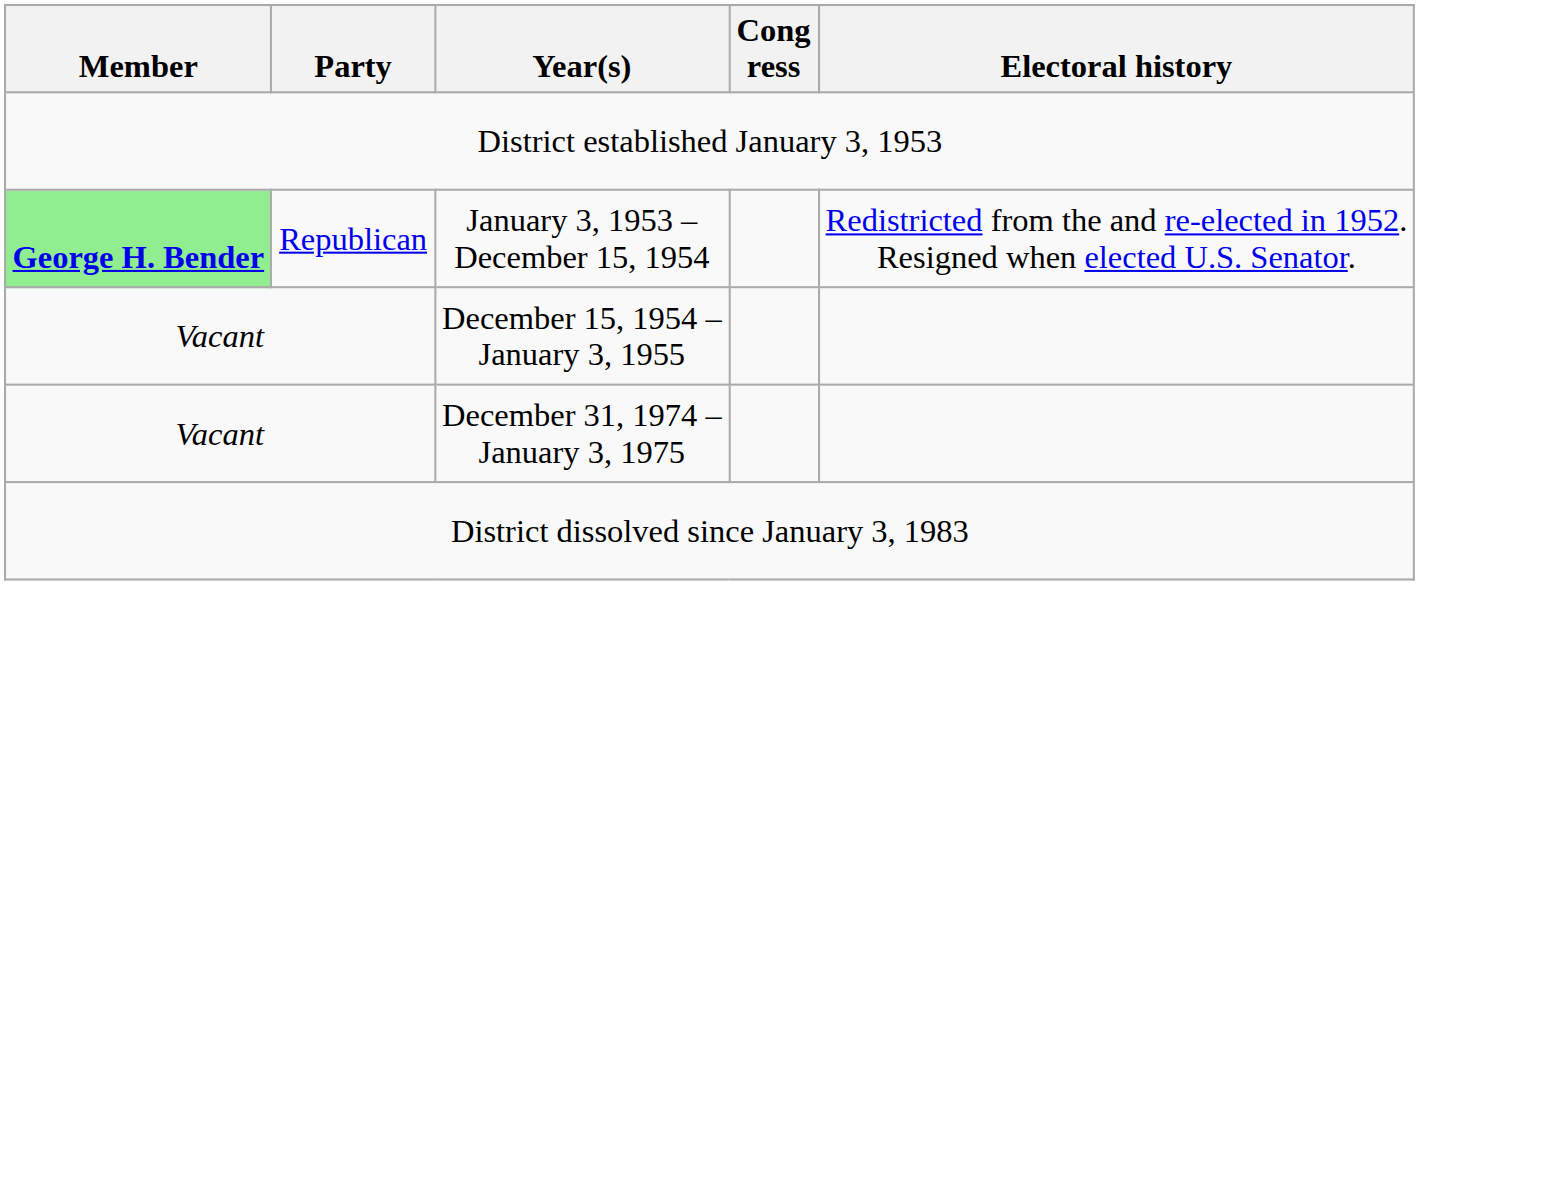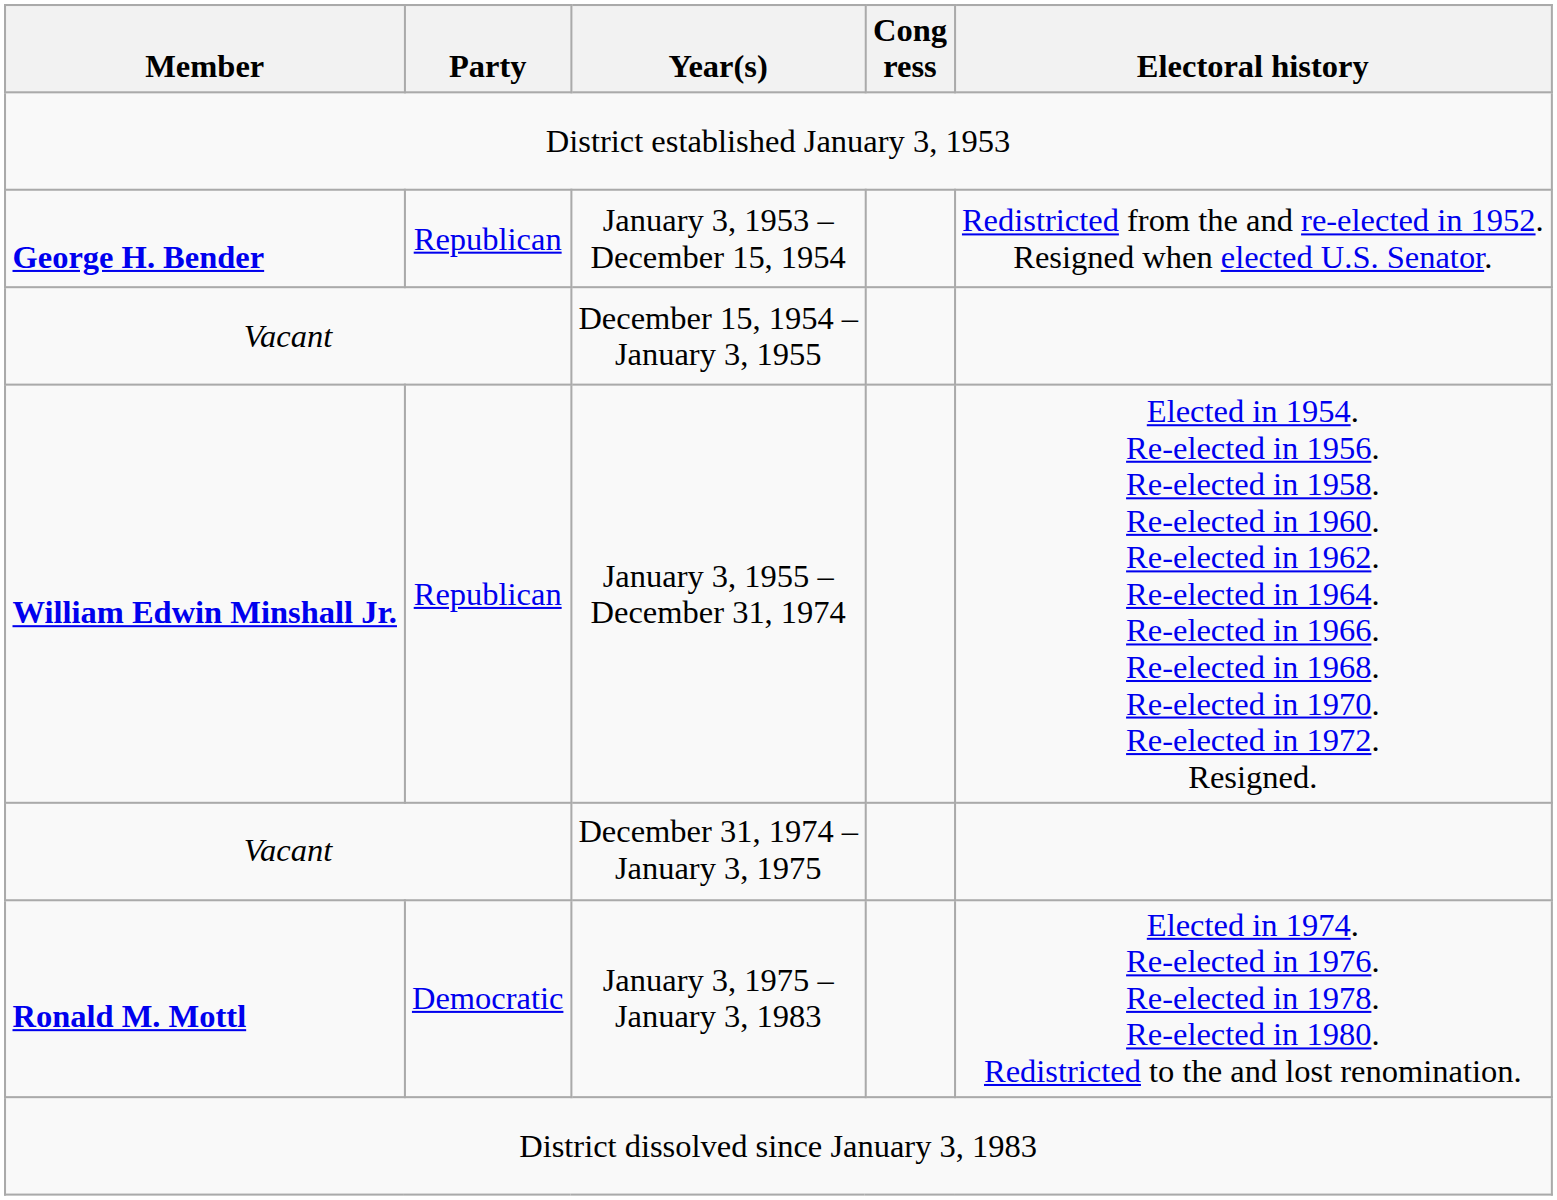(138, 256) lightgreen background -> (138, 256) no background
+ row: (718, 593)
+ row: (718, 998)
